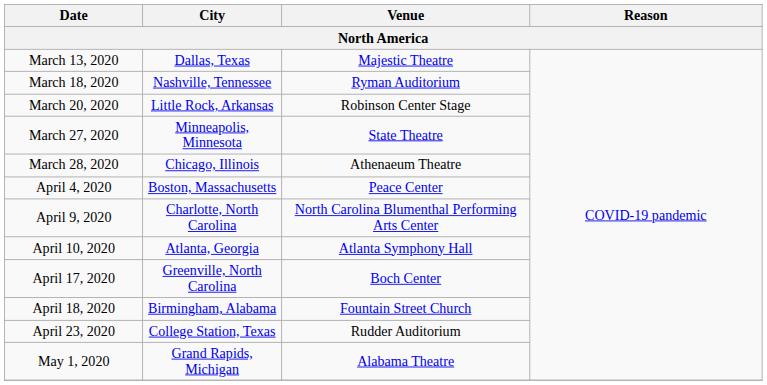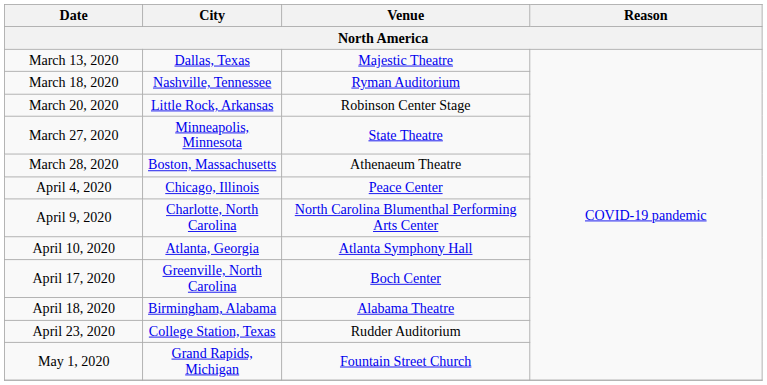(212, 165) Chicago, Illinois -> (212, 165) Boston, Massachusetts
(212, 187) Boston, Massachusetts -> (212, 187) Chicago, Illinois
(406, 308) Fountain Street Church -> (406, 308) Alabama Theatre
(406, 361) Alabama Theatre -> (406, 361) Fountain Street Church
